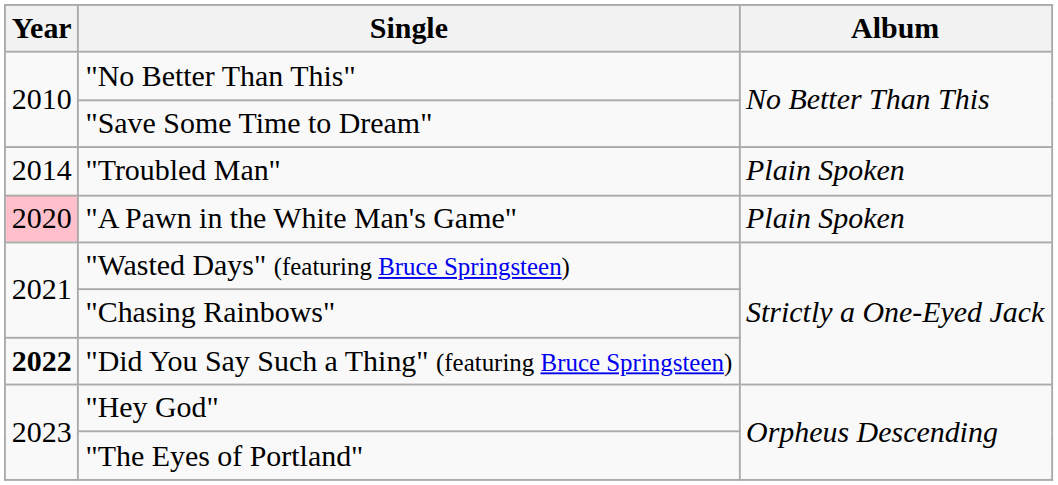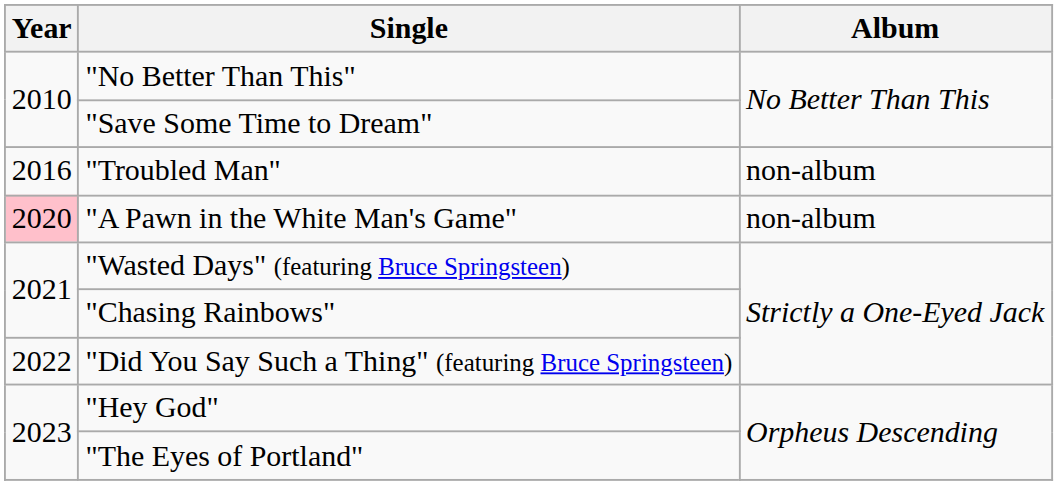(42, 170) 2014 -> (42, 170) 2016
(825, 170) Plain Spoken -> (811, 170) non-album
(825, 218) Plain Spoken -> (811, 218) non-album
(42, 360) bold -> (42, 360) normal
